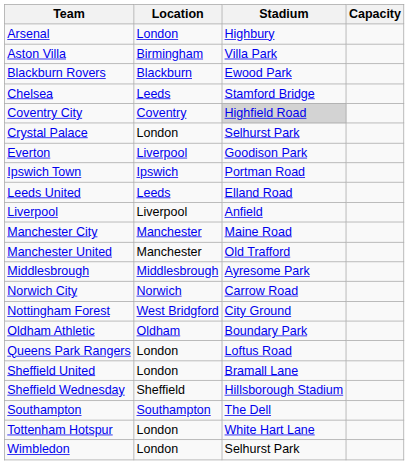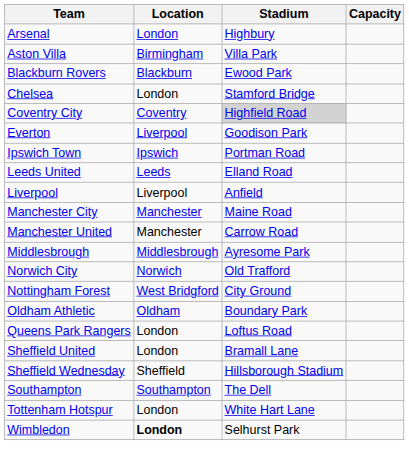(154, 93) Leeds -> (157, 93) London
- row: (47, 133)
(257, 251) Old Trafford -> (261, 232) Carrow Road
(261, 291) Carrow Road -> (257, 271) Old Trafford
(157, 449) normal -> (159, 430) bold
